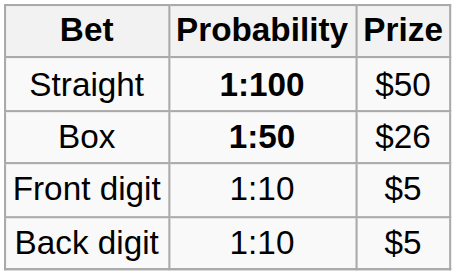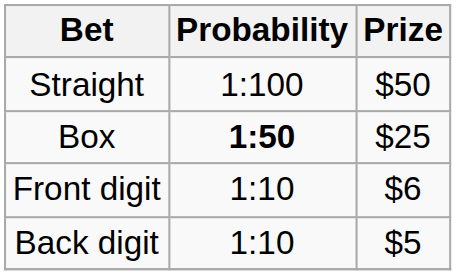(262, 83) bold -> (262, 83) normal
(403, 136) $26 -> (403, 136) $25
(403, 189) $5 -> (403, 189) $6
